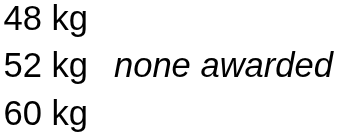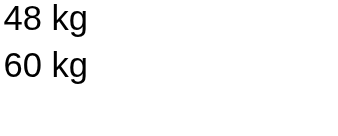- row: (46, 65)
